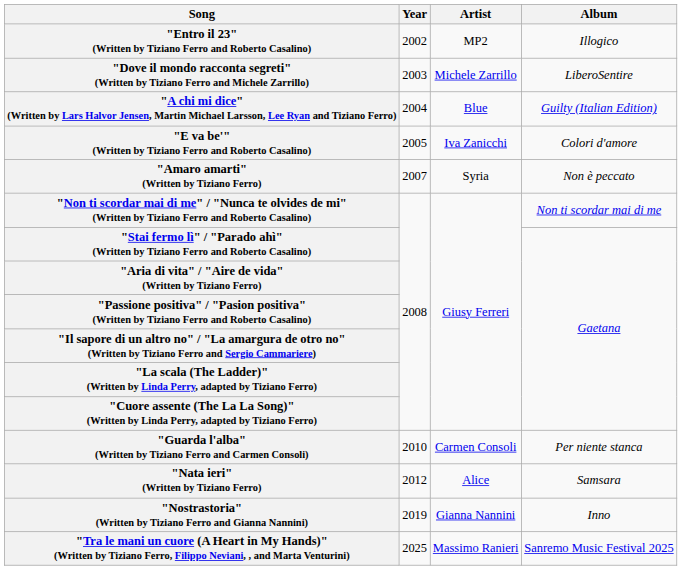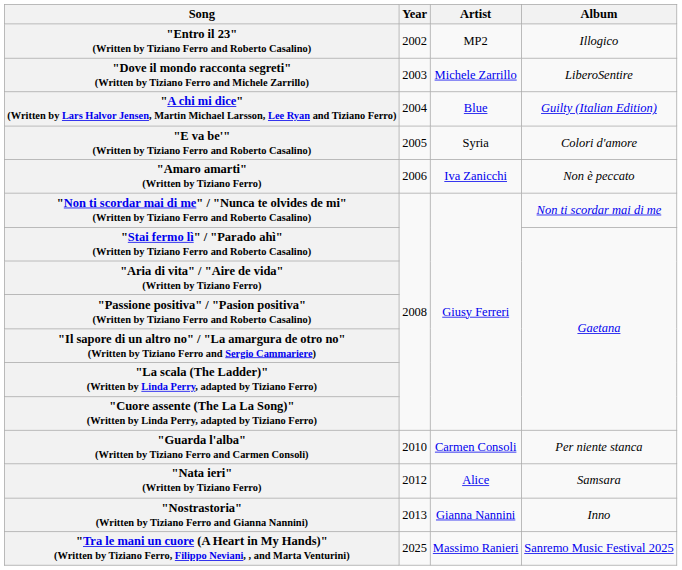(476, 142) Iva Zanicchi -> (476, 142) Syria
(415, 176) 2007 -> (415, 176) 2006
(476, 176) Syria -> (476, 176) Iva Zanicchi
(415, 514) 2019 -> (415, 514) 2013
